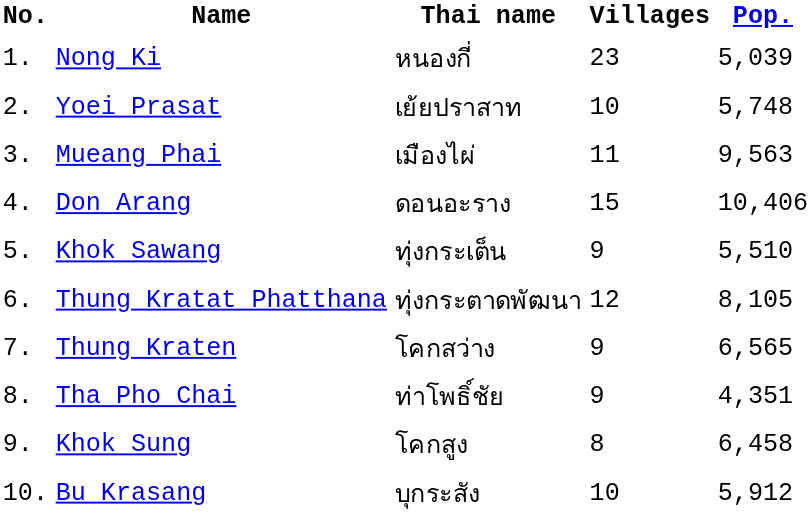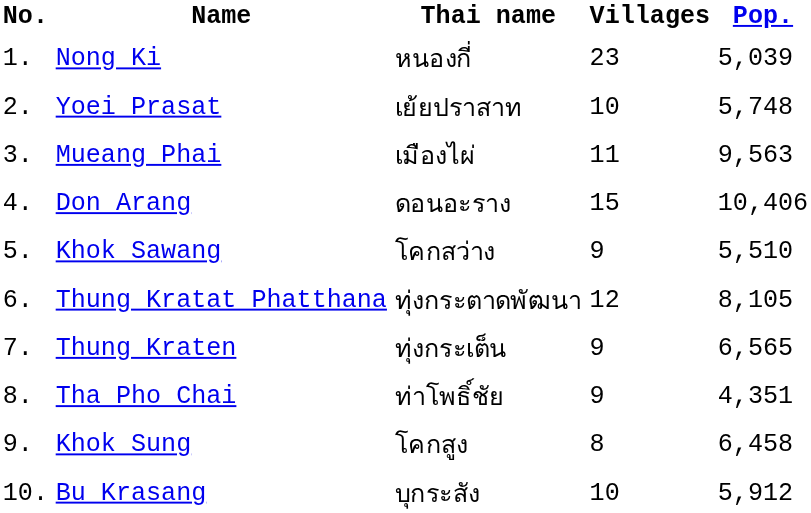(451, 254) ทุ่งกระเต็น -> (445, 254) โคกสว่าง
(445, 350) โคกสว่าง -> (451, 350) ทุ่งกระเต็น
